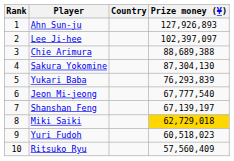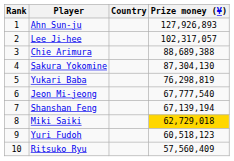(189, 39) 102,397,097 -> (189, 39) 102,317,057
(189, 80) 76,293,839 -> (189, 80) 76,298,819
(189, 108) 67,139,197 -> (189, 108) 67,139,194
(189, 135) 60,518,023 -> (189, 135) 60,518,123
